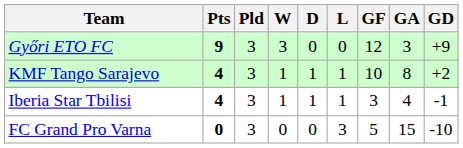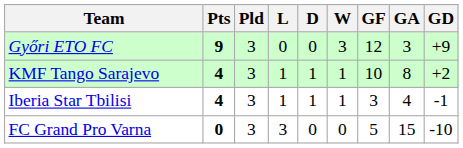columns swapped: (283, 18) <-> (342, 18)
